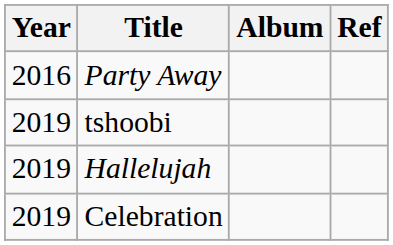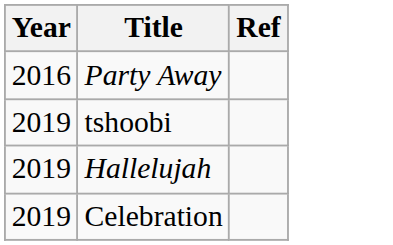- column: (280, 27)
